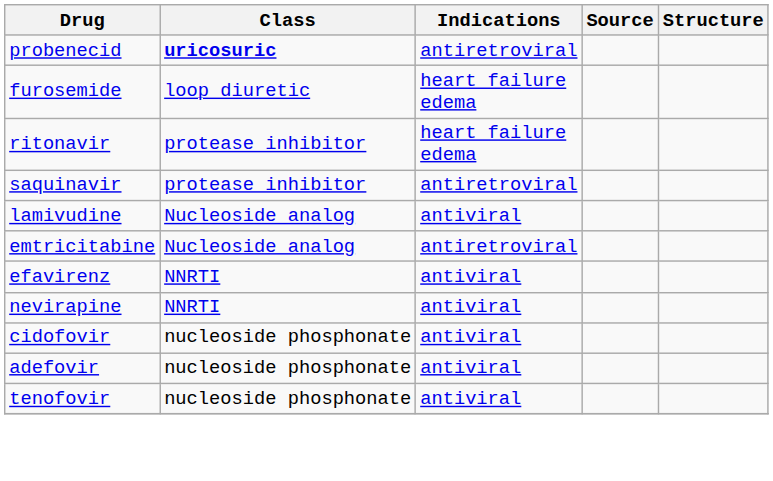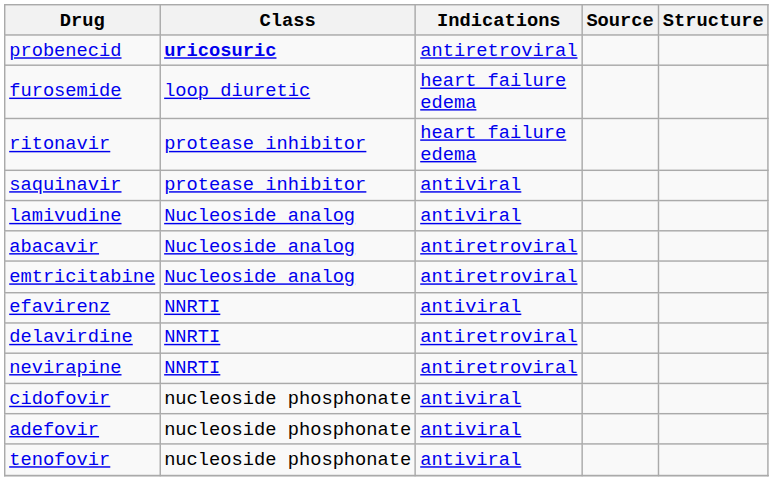(499, 185) antiretroviral -> (471, 185) antiviral
+ row: (54, 246)
+ row: (71, 338)
(471, 307) antiviral -> (499, 368) antiretroviral
